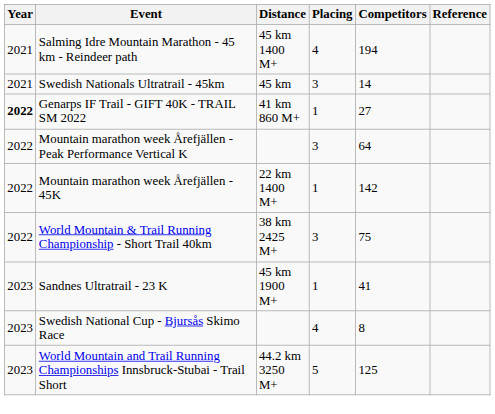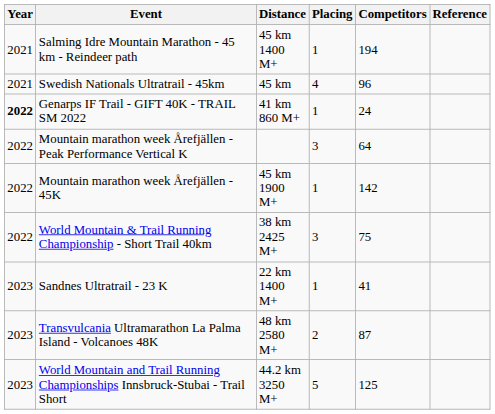(315, 49) 4 -> (315, 49) 1
(315, 84) 3 -> (315, 84) 4
(365, 84) 14 -> (365, 84) 96
(365, 111) 27 -> (365, 111) 24
(275, 188) 22 km 1400 M+ -> (275, 188) 45 km 1900 M+
(275, 286) 45 km 1900 M+ -> (275, 286) 22 km 1400 M+
- row: (139, 328)
+ row: (140, 335)
